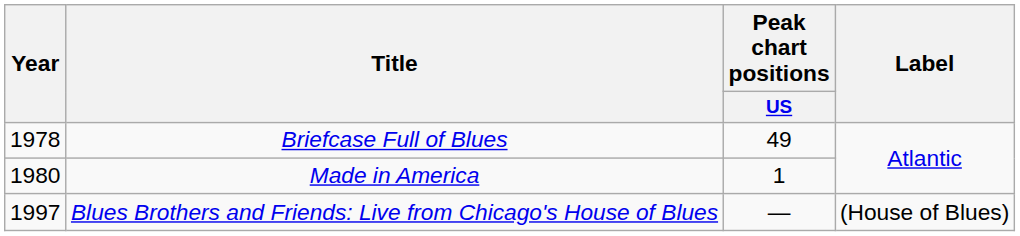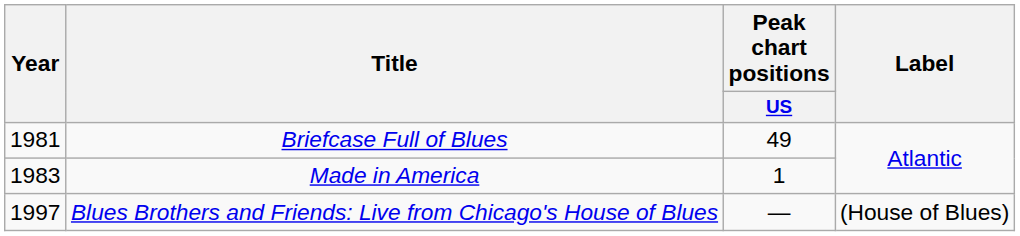(35, 139) 1978 -> (35, 139) 1981
(35, 175) 1980 -> (35, 175) 1983
